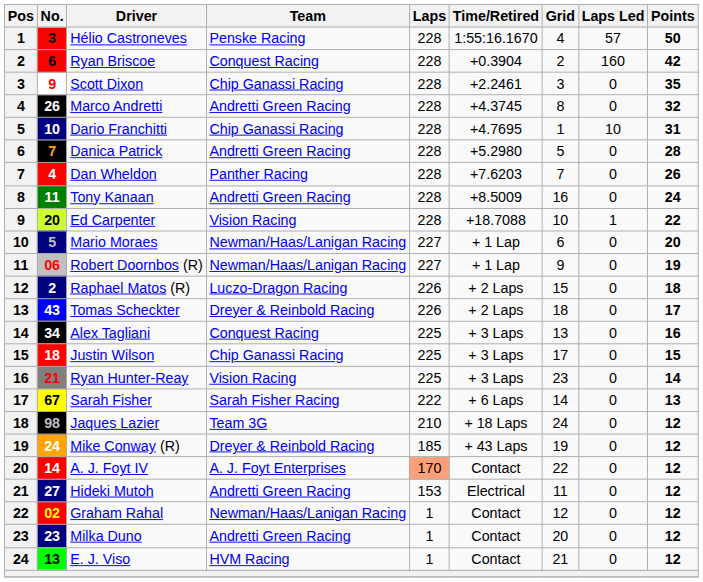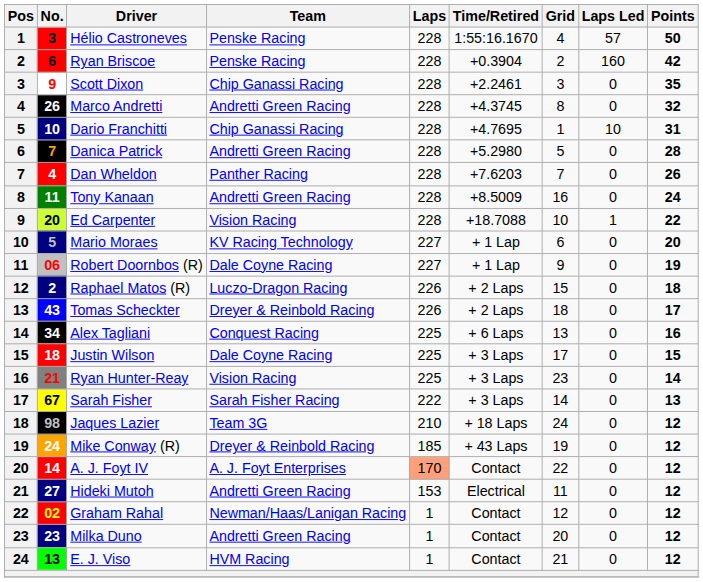(264, 61) Conquest Racing -> (257, 61) Penske Racing
(308, 242) Newman/Haas/Lanigan Racing -> (281, 242) KV Racing Technology
(308, 265) Newman/Haas/Lanigan Racing -> (271, 265) Dale Coyne Racing
(496, 333) + 3 Laps -> (496, 333) + 6 Laps
(276, 355) Chip Ganassi Racing -> (271, 355) Dale Coyne Racing
(496, 400) + 6 Laps -> (496, 400) + 3 Laps
